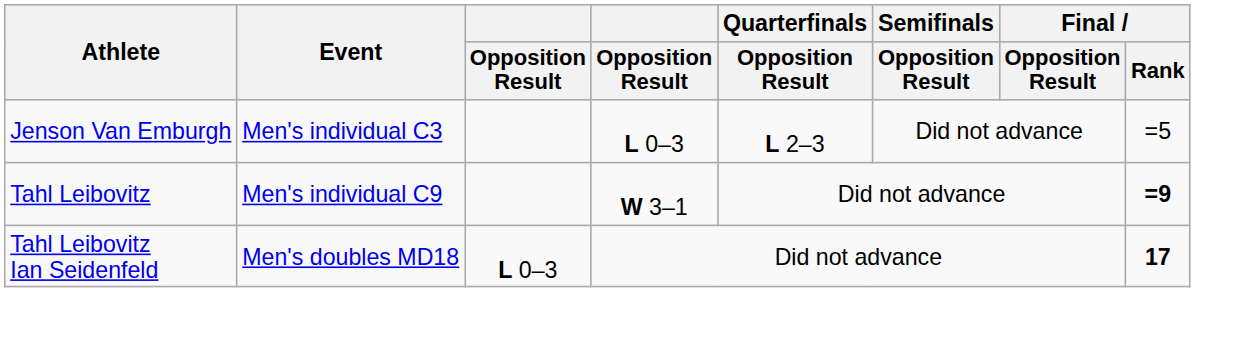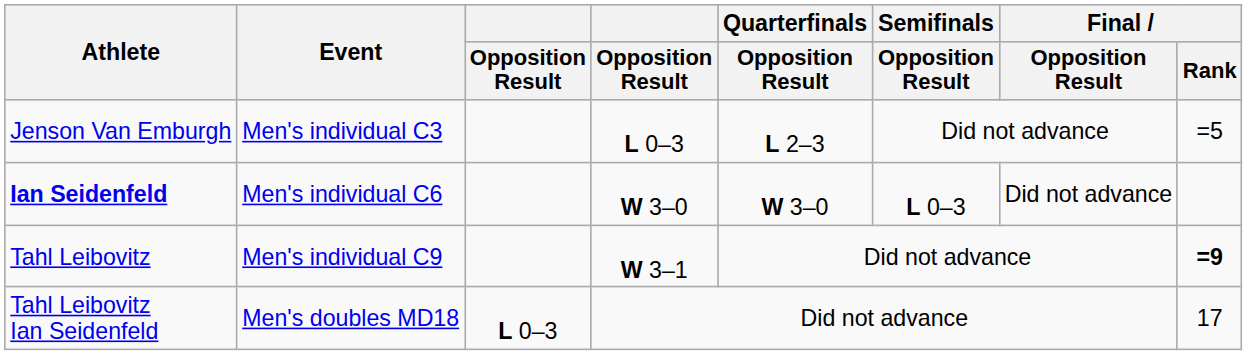+ row: (89, 194)
(1158, 257) bold -> (1210, 319) normal
